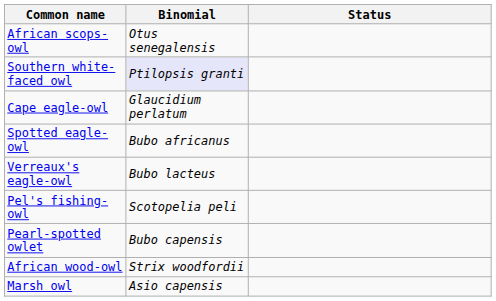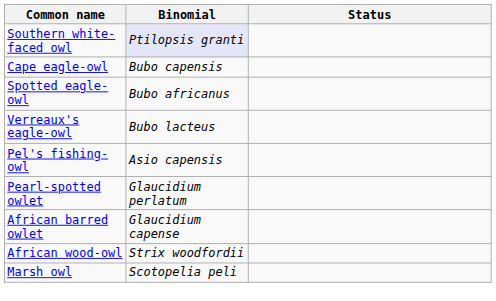- row: (58, 41)
(165, 107) Glaucidium perlatum -> (176, 67) Bubo capensis
(183, 207) Scotopelia peli -> (176, 160) Asio capensis
(176, 240) Bubo capensis -> (165, 193) Glaucidium perlatum
+ row: (58, 227)
(176, 286) Asio capensis -> (183, 272) Scotopelia peli
